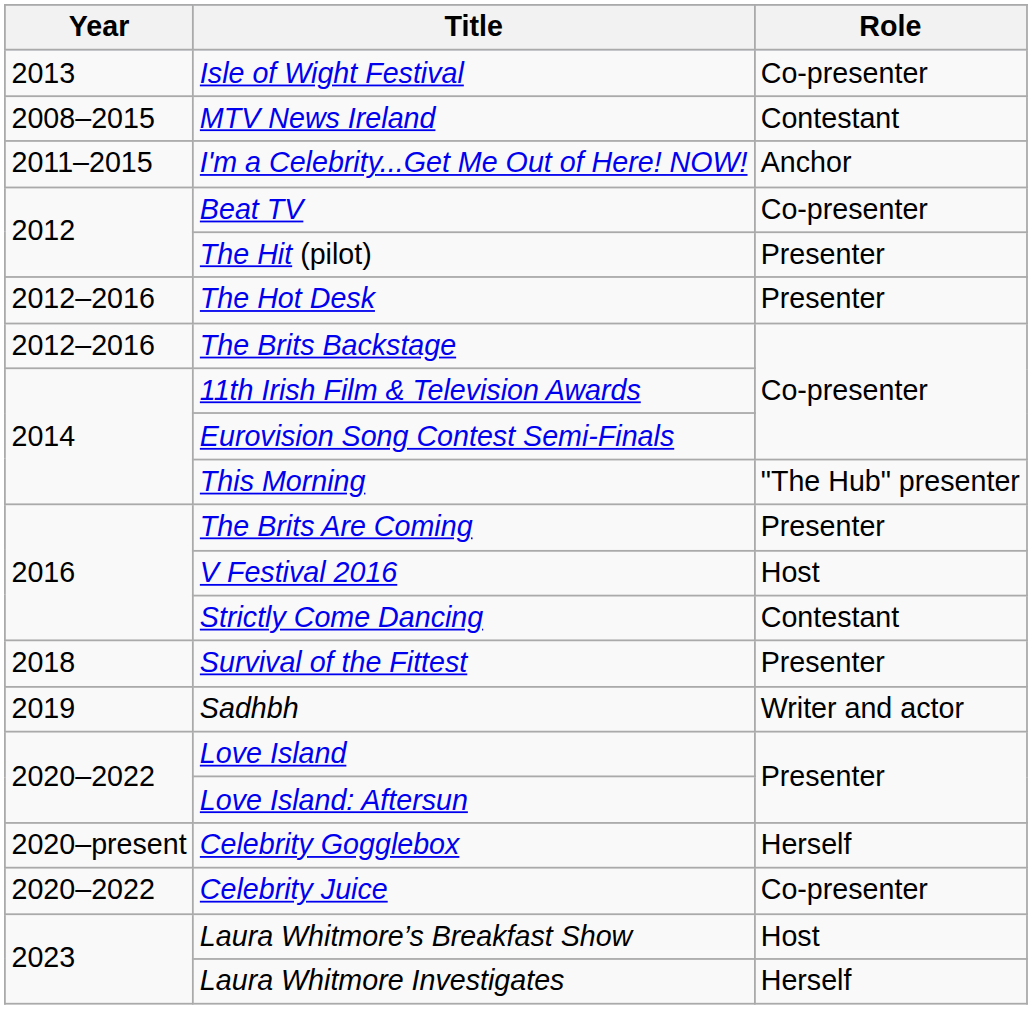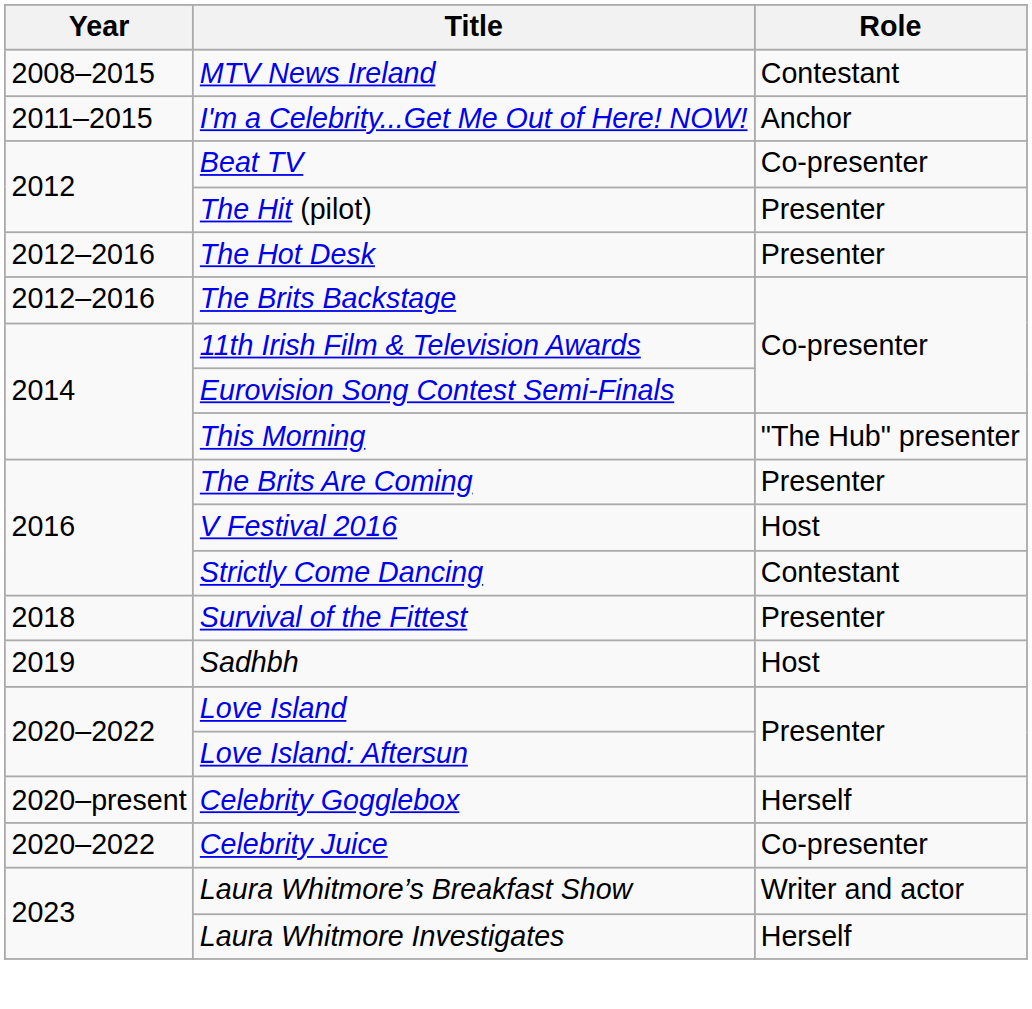- row: (332, 72)
(862, 708) Writer and actor -> (790, 663) Host
(790, 935) Host -> (862, 890) Writer and actor
